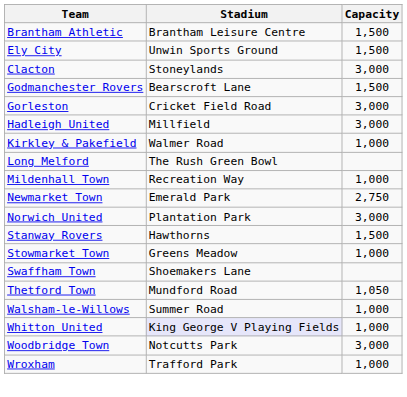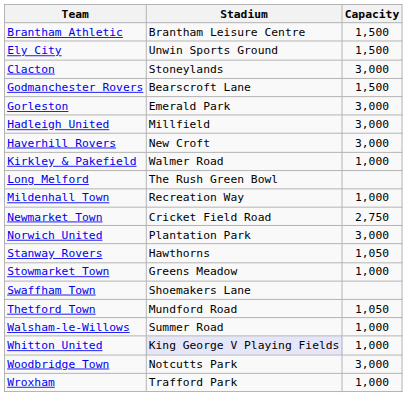(210, 106) Cricket Field Road -> (190, 106) Emerald Park
+ row: (62, 143)
(190, 198) Emerald Park -> (210, 216) Cricket Field Road
(372, 235) 1,500 -> (372, 253) 1,050
